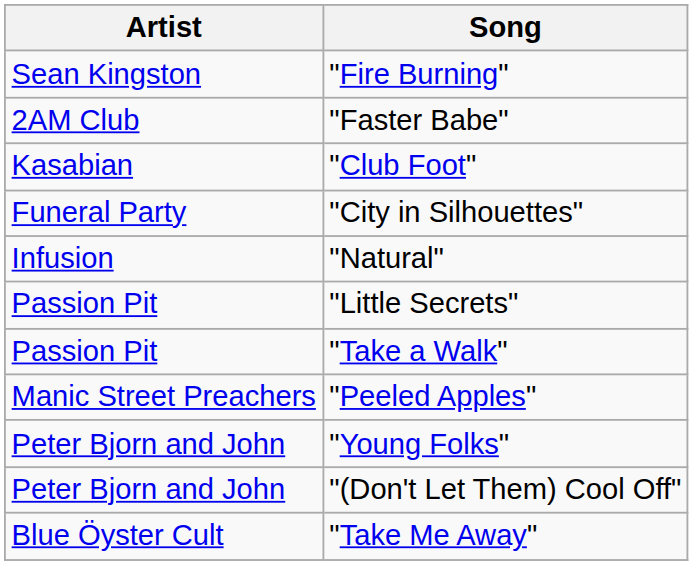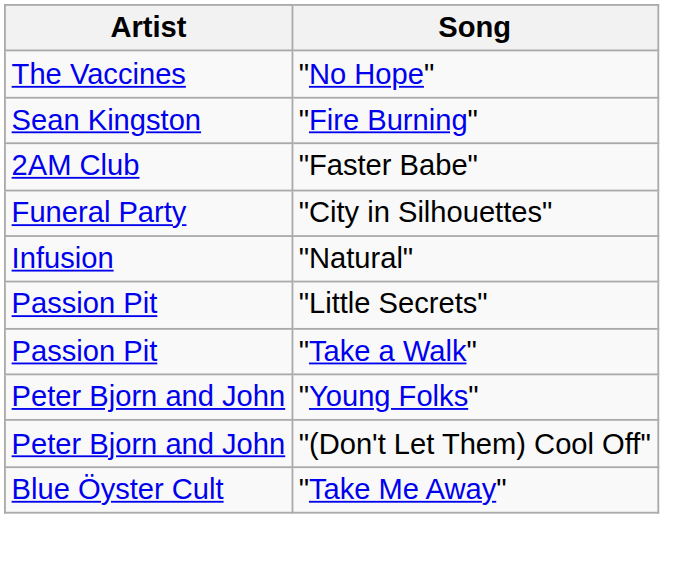+ row: (366, 73)
- row: (403, 166)
- row: (433, 397)
